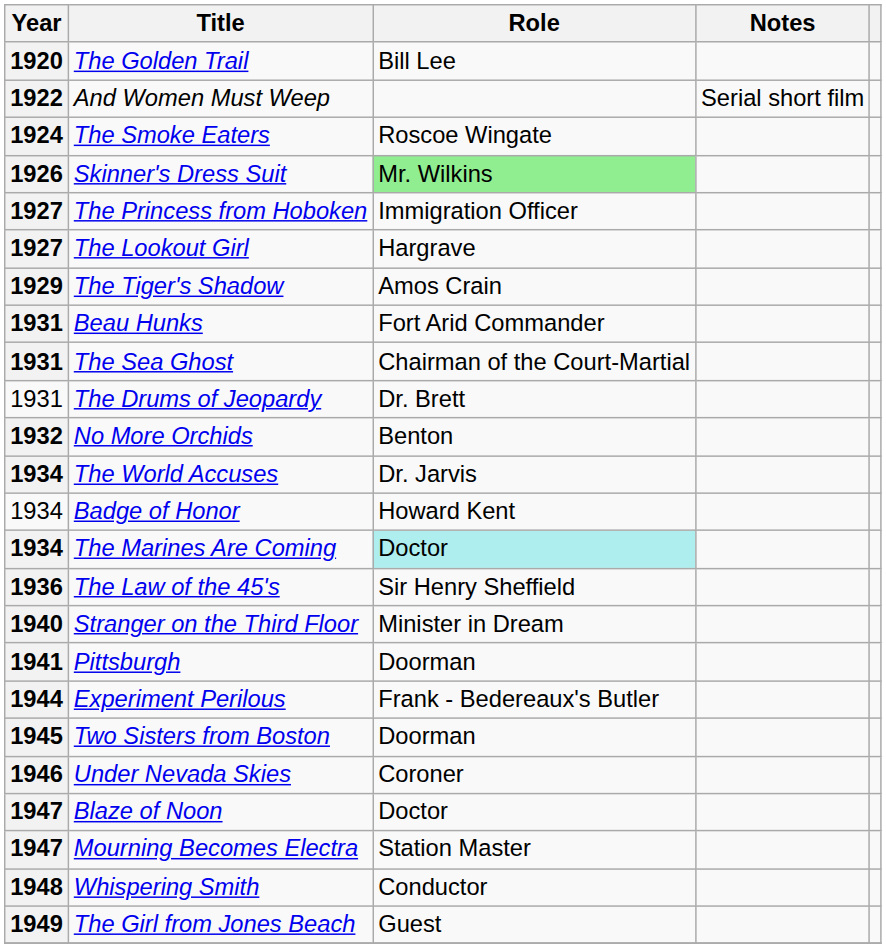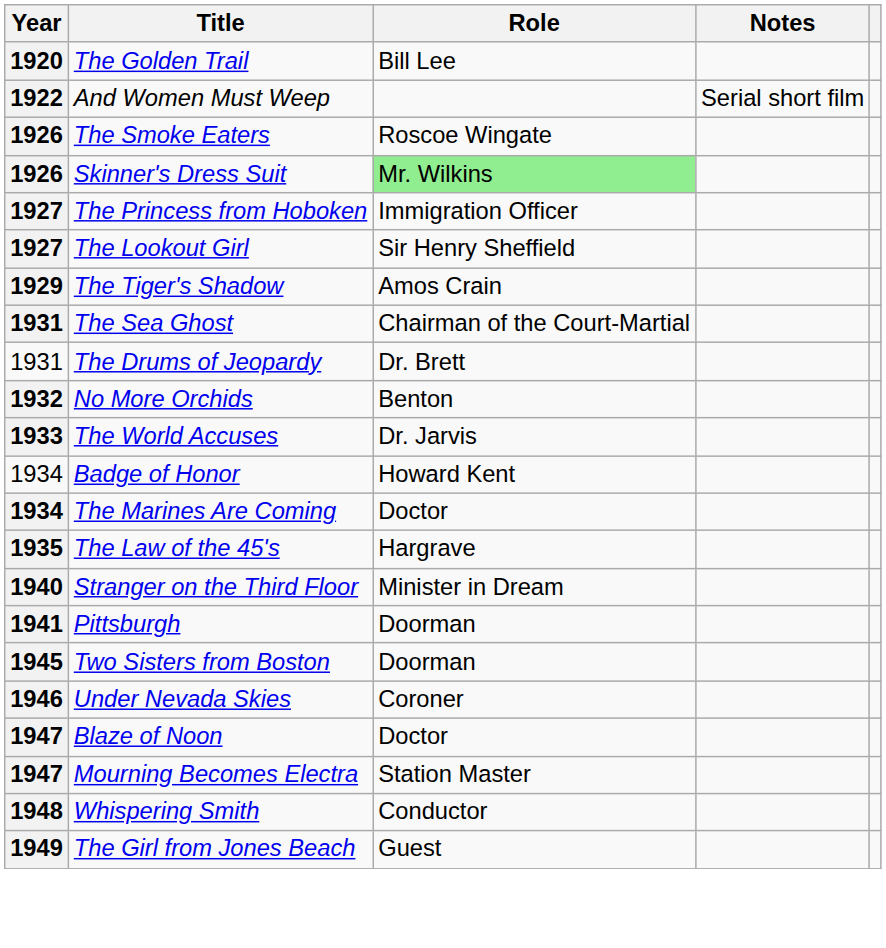(37, 135) 1924 -> (37, 135) 1926
(427, 248) Hargrave -> (477, 248) Sir Henry Sheffield
- row: (138, 323)
(37, 473) 1934 -> (37, 436) 1933
(413, 549) paleturquoise background -> (413, 511) no background
(37, 586) 1936 -> (37, 549) 1935
(477, 586) Sir Henry Sheffield -> (427, 549) Hargrave
- row: (180, 699)
